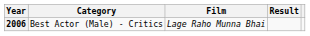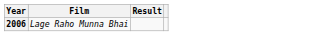- column: (96, 11)
